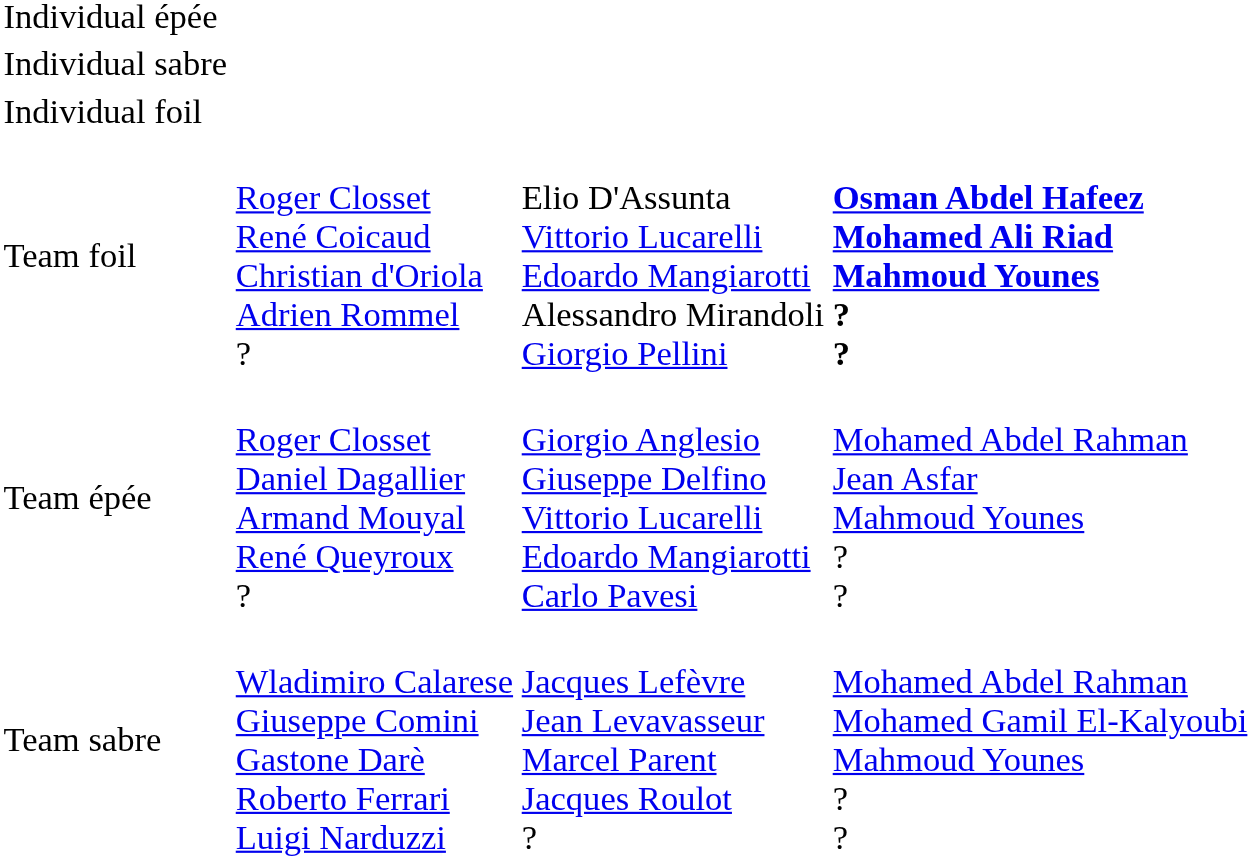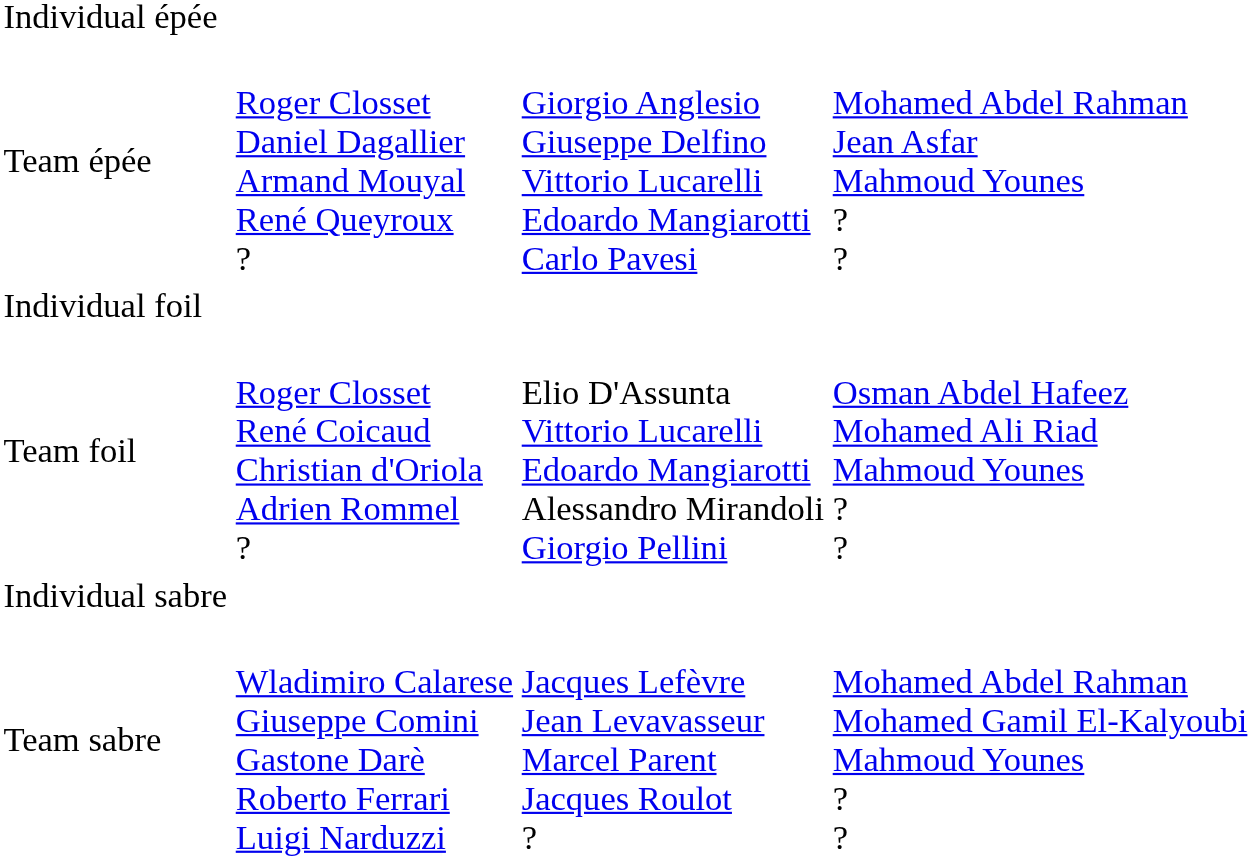rows swapped: (78, 498) <-> (115, 63)
(988, 275) bold -> (981, 469) normal
